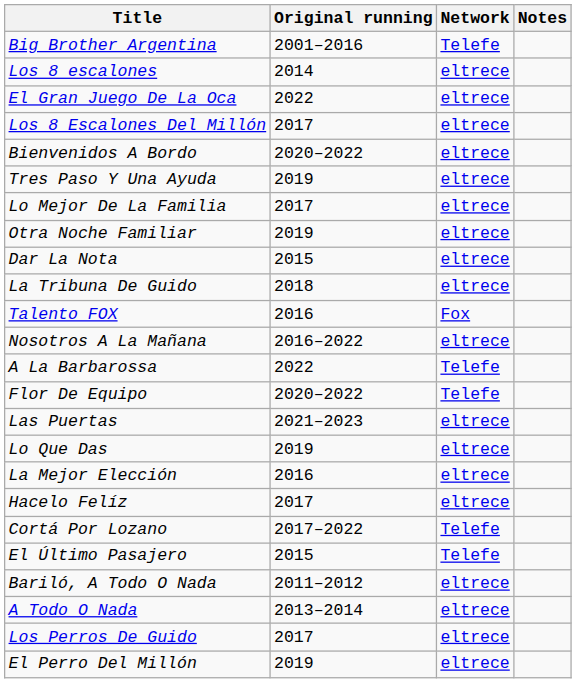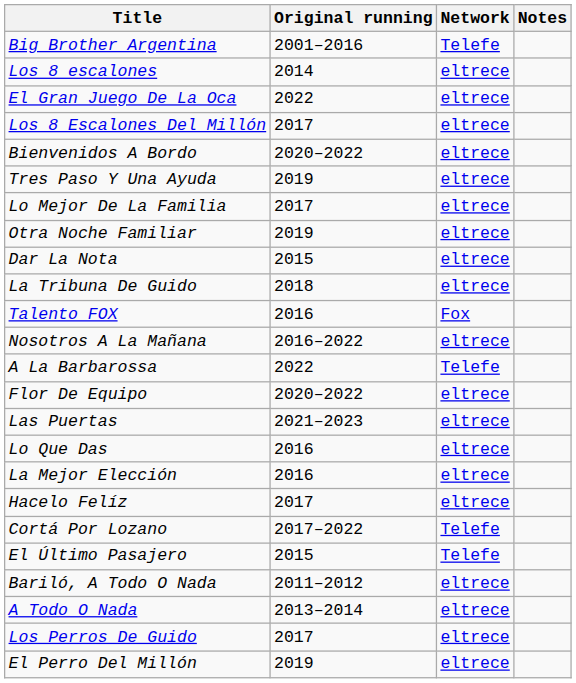(470, 395) Telefe -> (475, 395) eltrece
(294, 449) 2019 -> (294, 449) 2016
